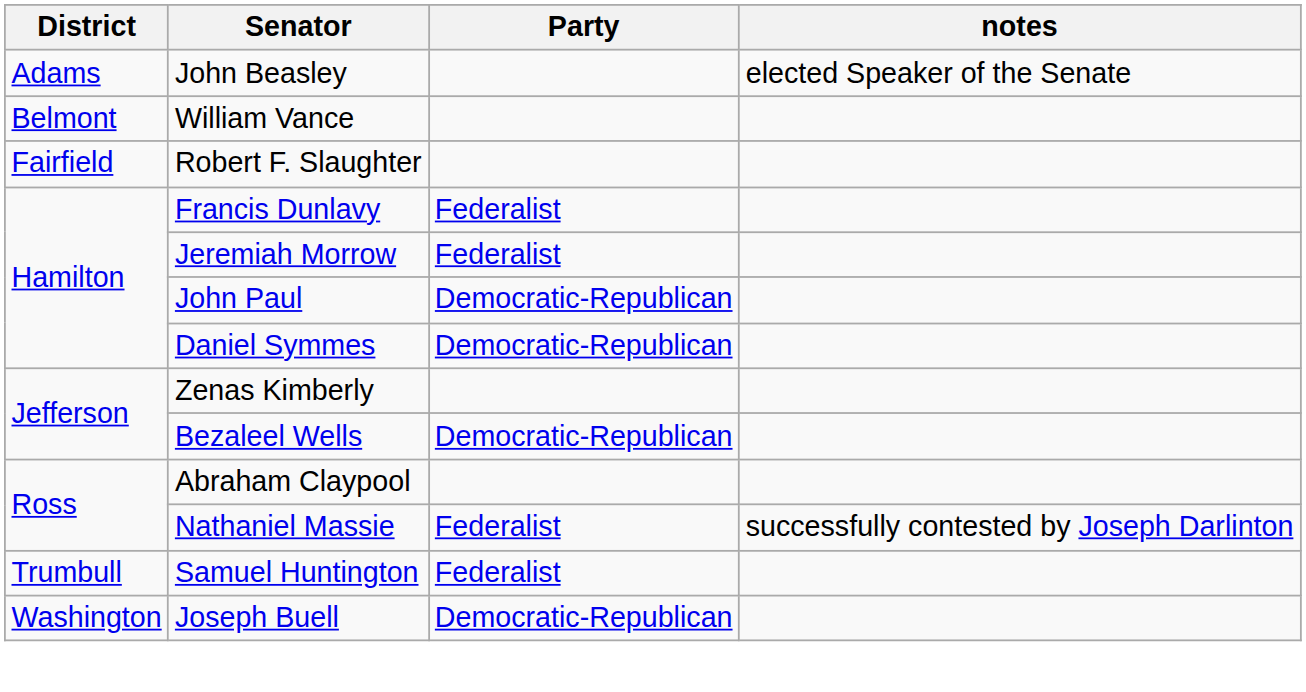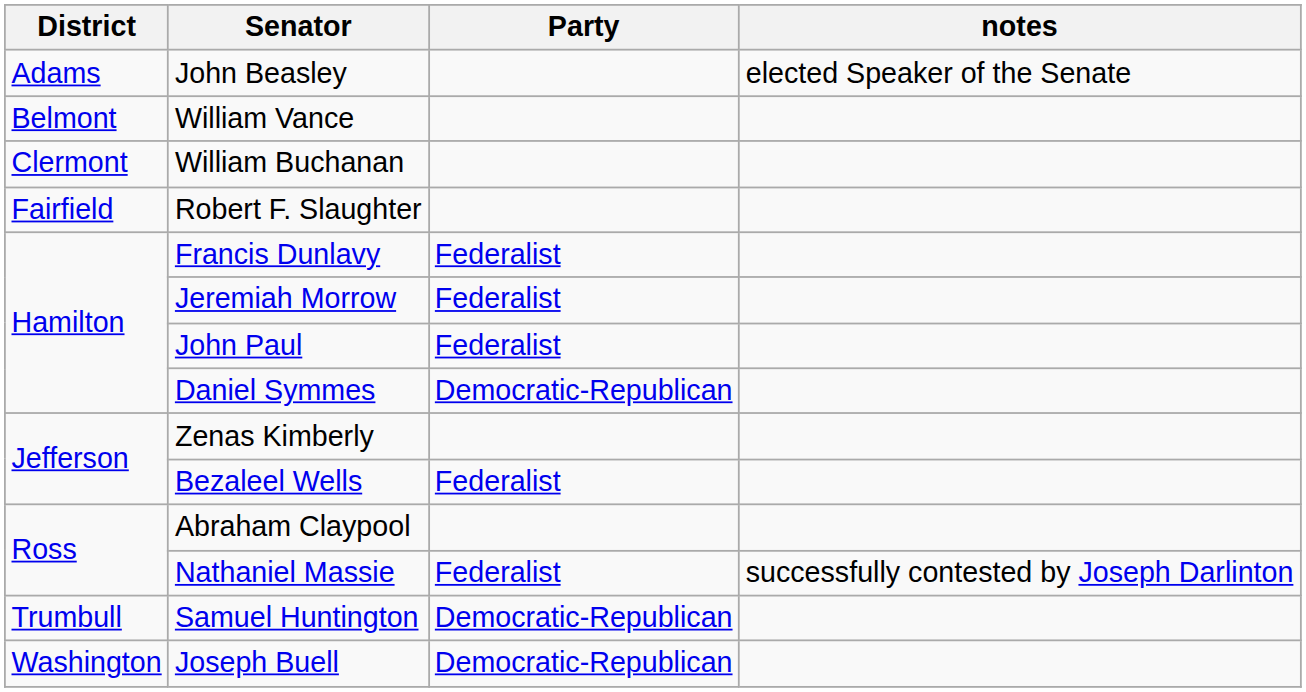+ row: (290, 163)
(584, 299) Democratic-Republican -> (498, 345) Federalist
(584, 436) Democratic-Republican -> (498, 481) Federalist
(498, 572) Federalist -> (584, 617) Democratic-Republican
